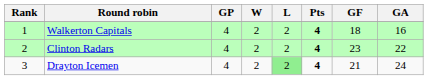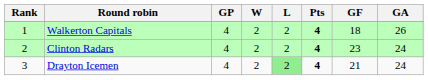(400, 30) 16 -> (400, 30) 26
(400, 48) 22 -> (400, 48) 24
